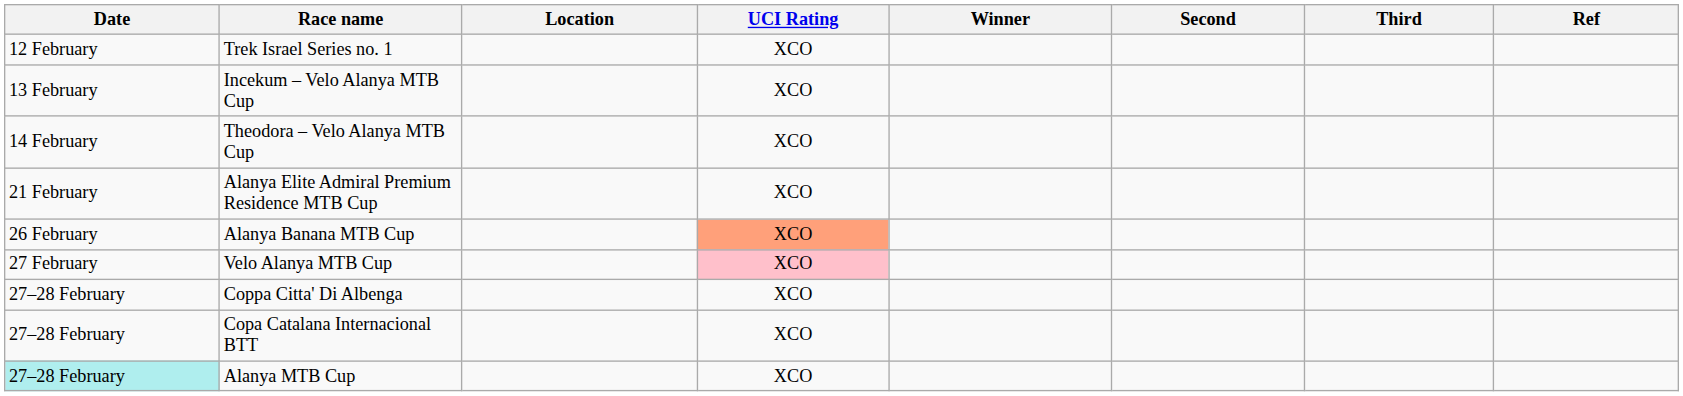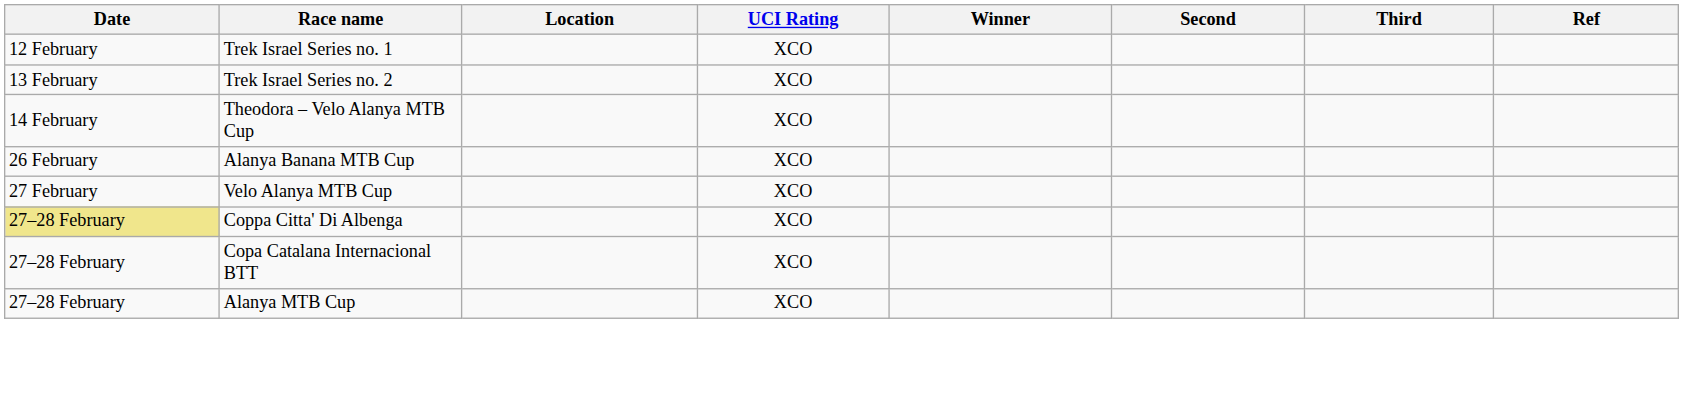+ row: (308, 79)
- row: (331, 89)
- row: (337, 192)
(793, 233) lightsalmon background -> (793, 160) no background
(793, 263) pink background -> (793, 190) no background
(67, 293) no background -> (67, 220) khaki background
(67, 375) paleturquoise background -> (67, 302) no background
